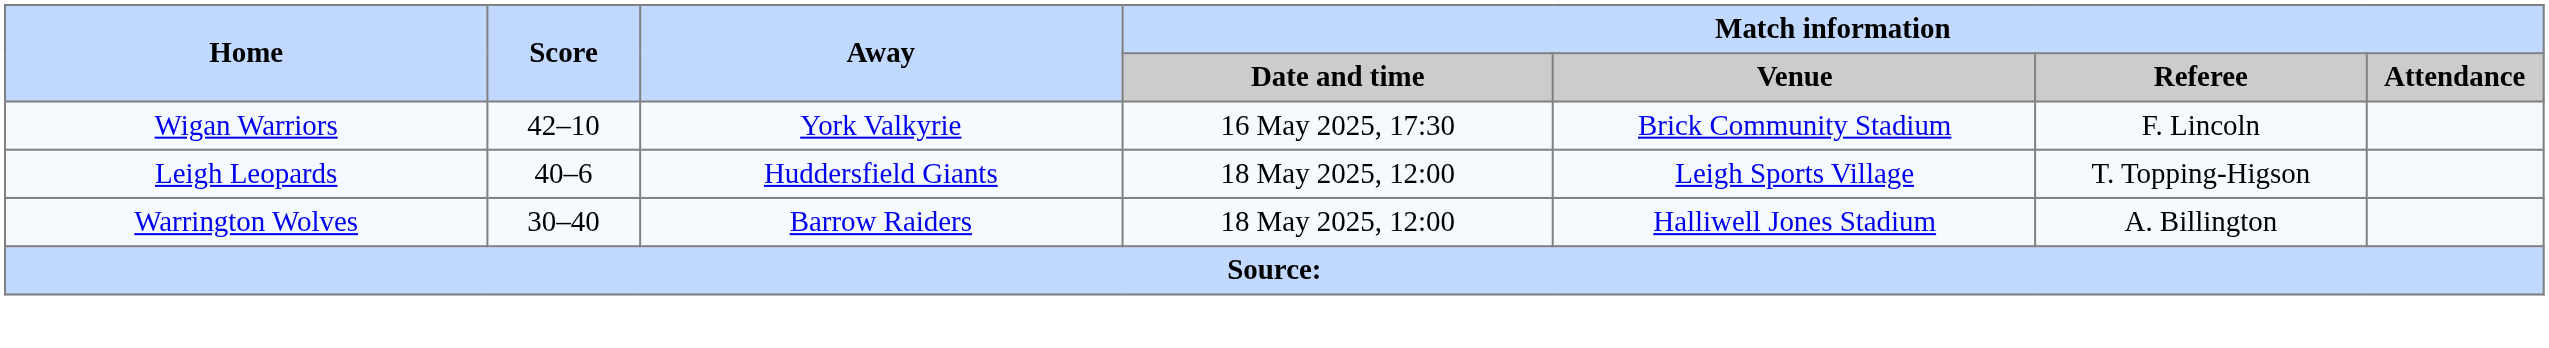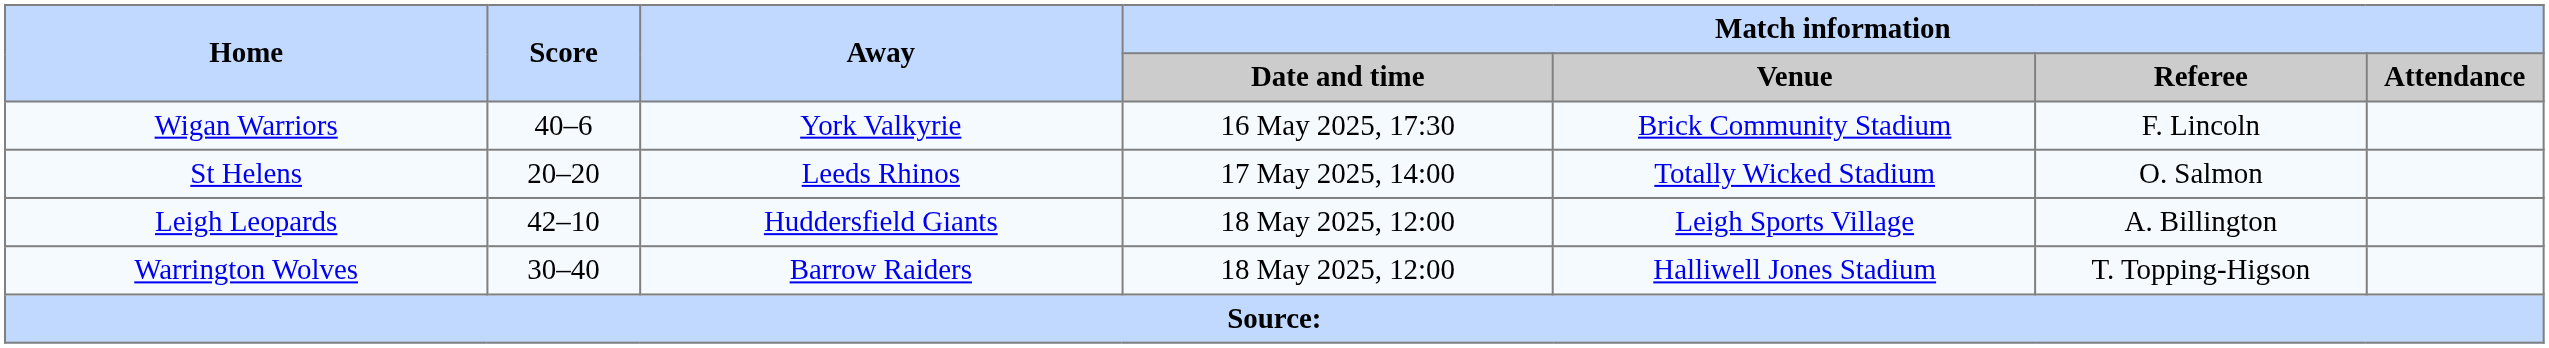(563, 125) 42–10 -> (563, 125) 40–6
+ row: (246, 173)
(563, 173) 40–6 -> (563, 221) 42–10
(2201, 173) T. Topping-Higson -> (2201, 221) A. Billington
(2201, 221) A. Billington -> (2201, 269) T. Topping-Higson
